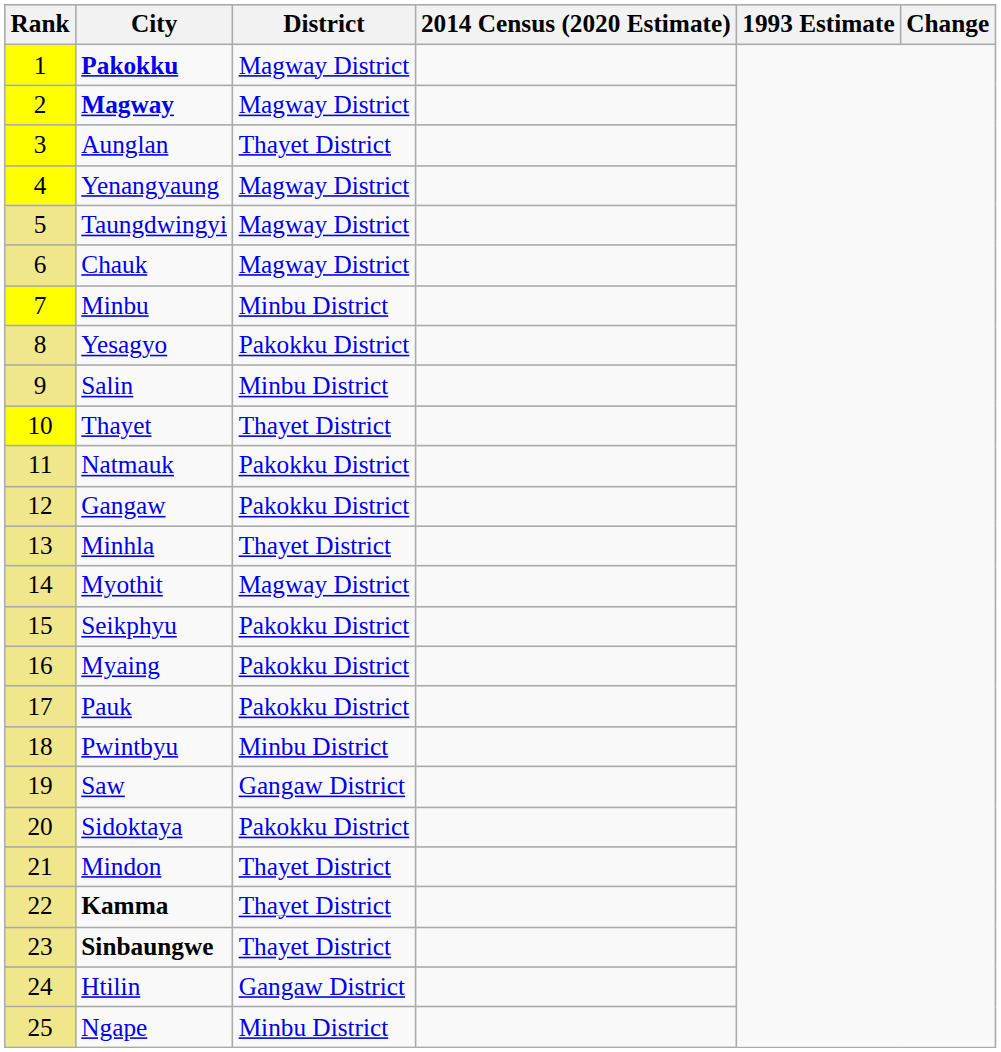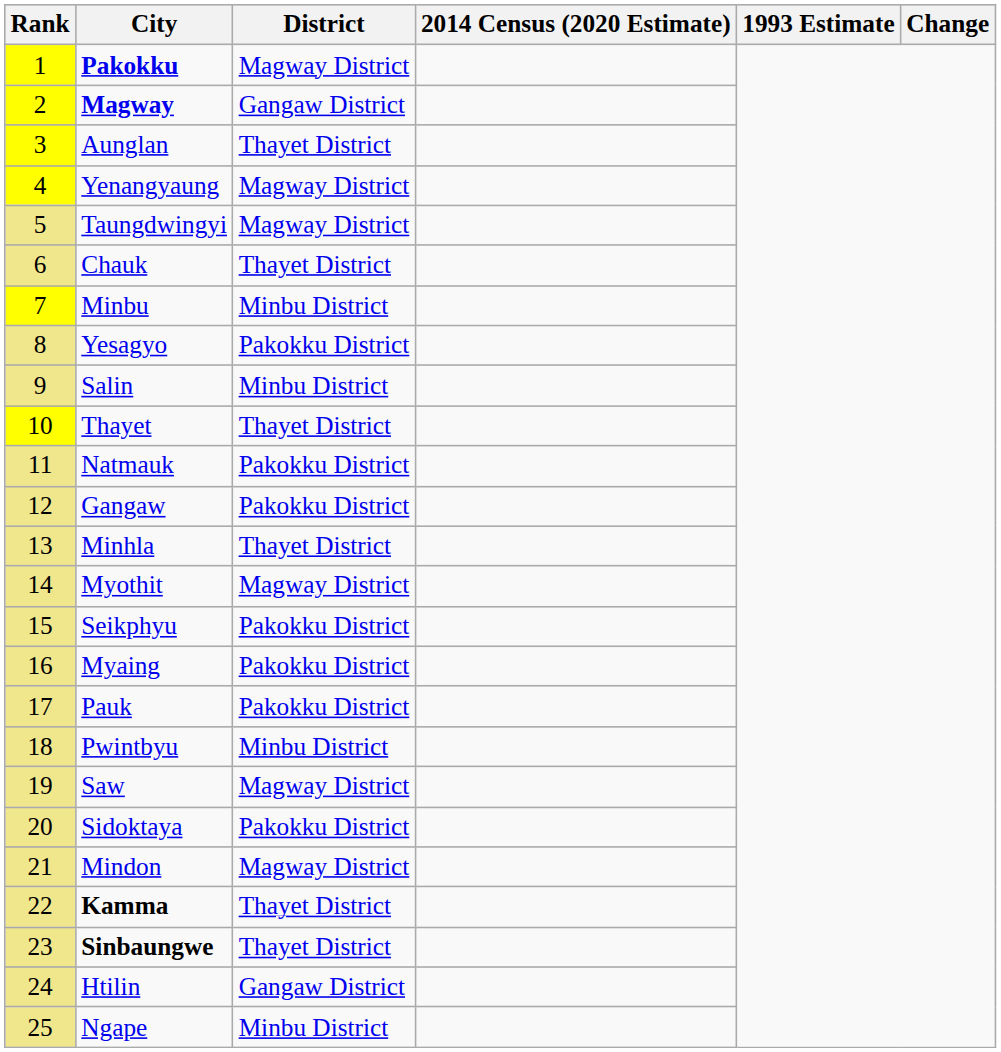(324, 104) Magway District -> (322, 104) Gangaw District
(324, 265) Magway District -> (315, 265) Thayet District
(322, 786) Gangaw District -> (324, 786) Magway District
(315, 866) Thayet District -> (324, 866) Magway District
